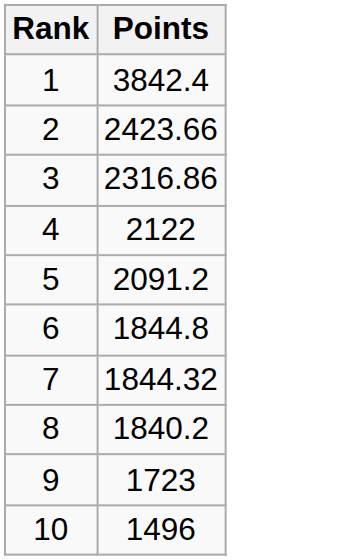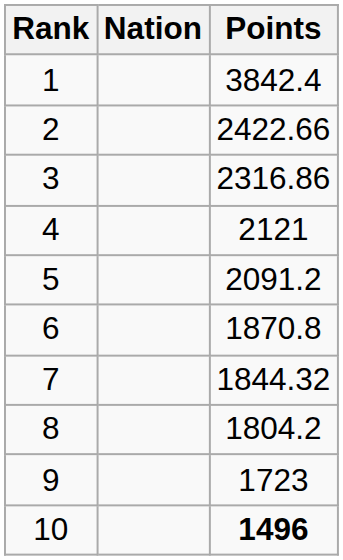+ column: (153, 29)
(161, 129) 2423.66 -> (273, 129) 2422.66
(161, 229) 2122 -> (273, 229) 2121
(161, 329) 1844.8 -> (273, 329) 1870.8
(161, 429) 1840.2 -> (273, 429) 1804.2
(161, 529) normal -> (273, 529) bold
